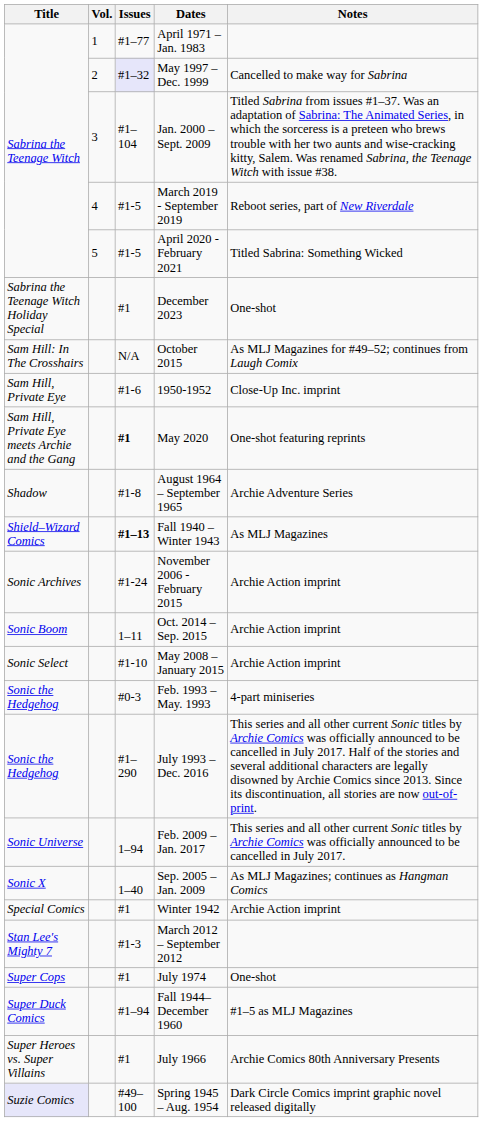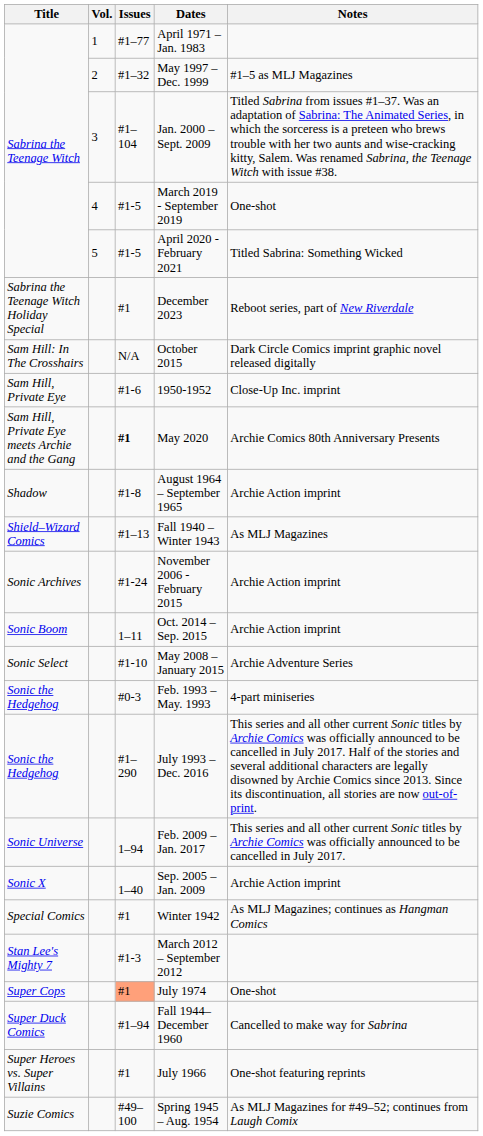(134, 75) lavender background -> (134, 75) no background
(319, 75) Cancelled to make way for Sabrina -> (291, 75) #1–5 as MLJ Magazines
(322, 205) Reboot series, part of New Riverdale -> (253, 205) One-shot
(253, 308) One-shot -> (322, 308) Reboot series, part of New Riverdale
(349, 356) As MLJ Magazines for #49–52; continues from Laugh Comix -> (336, 356) Dark Circle Comics imprint graphic novel released digitally
(298, 438) One-shot featuring reprints -> (335, 438) Archie Comics 80th Anniversary Presents
(292, 493) Archie Adventure Series -> (285, 493) Archie Action imprint
(134, 533) bold -> (134, 533) normal
(285, 663) Archie Action imprint -> (292, 663) Archie Adventure Series
(339, 883) As MLJ Magazines; continues as Hangman Comics -> (285, 883) Archie Action imprint
(285, 909) Archie Action imprint -> (339, 916) As MLJ Magazines; continues as Hangman Comics
(124, 977) no background -> (124, 991) lightsalmon background
(291, 1011) #1–5 as MLJ Magazines -> (319, 1025) Cancelled to make way for Sabrina
(335, 1059) Archie Comics 80th Anniversary Presents -> (298, 1073) One-shot featuring reprints
(41, 1100) lavender background -> (41, 1114) no background
(336, 1100) Dark Circle Comics imprint graphic novel released digitally -> (349, 1114) As MLJ Magazines for #49–52; continues from Laugh Comix
